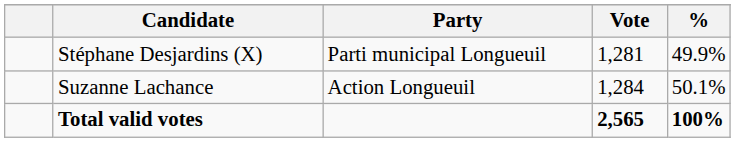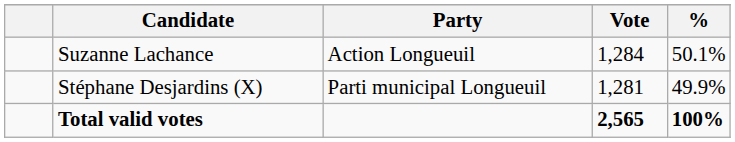rows swapped: (136, 86) <-> (160, 53)
